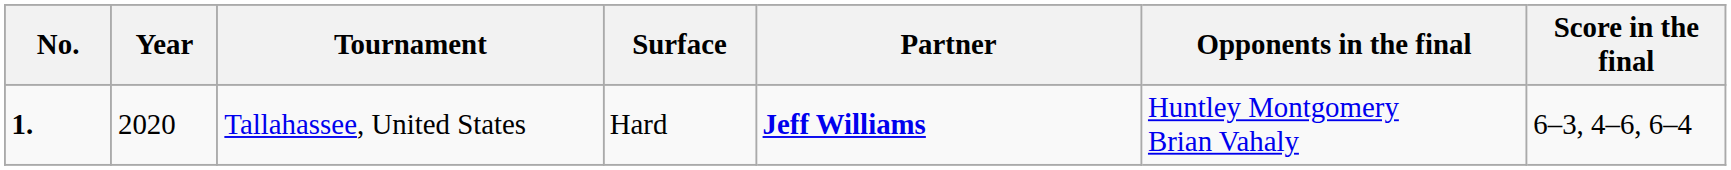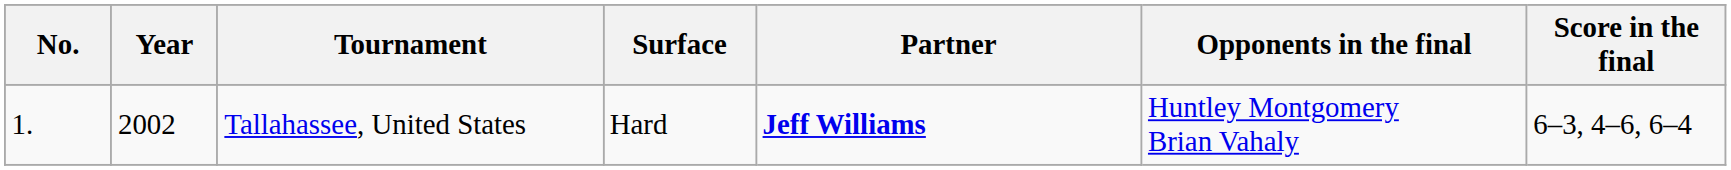(22, 124) bold -> (22, 124) normal
(147, 124) 2020 -> (147, 124) 2002
